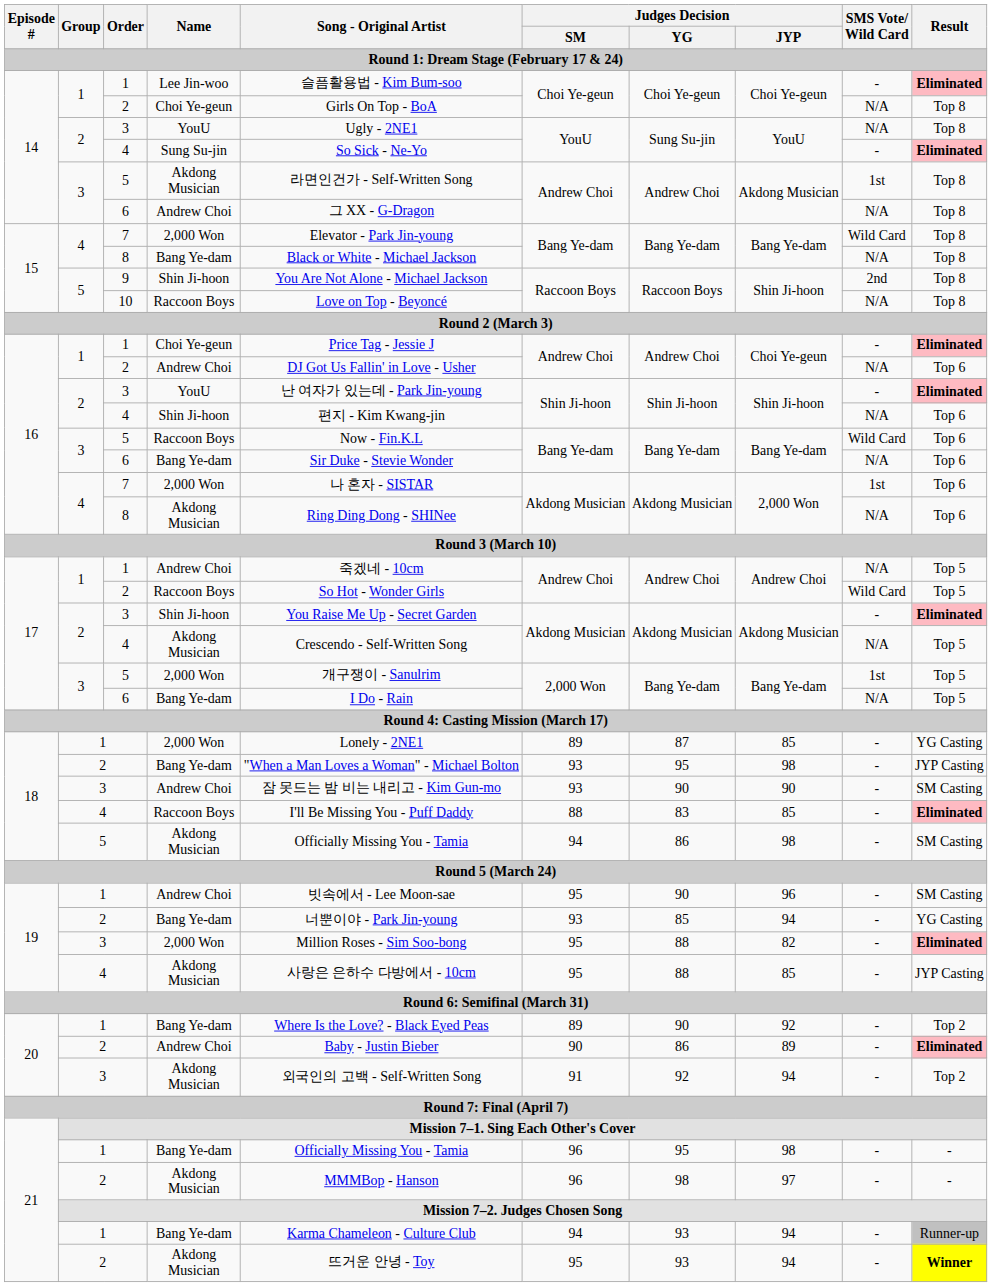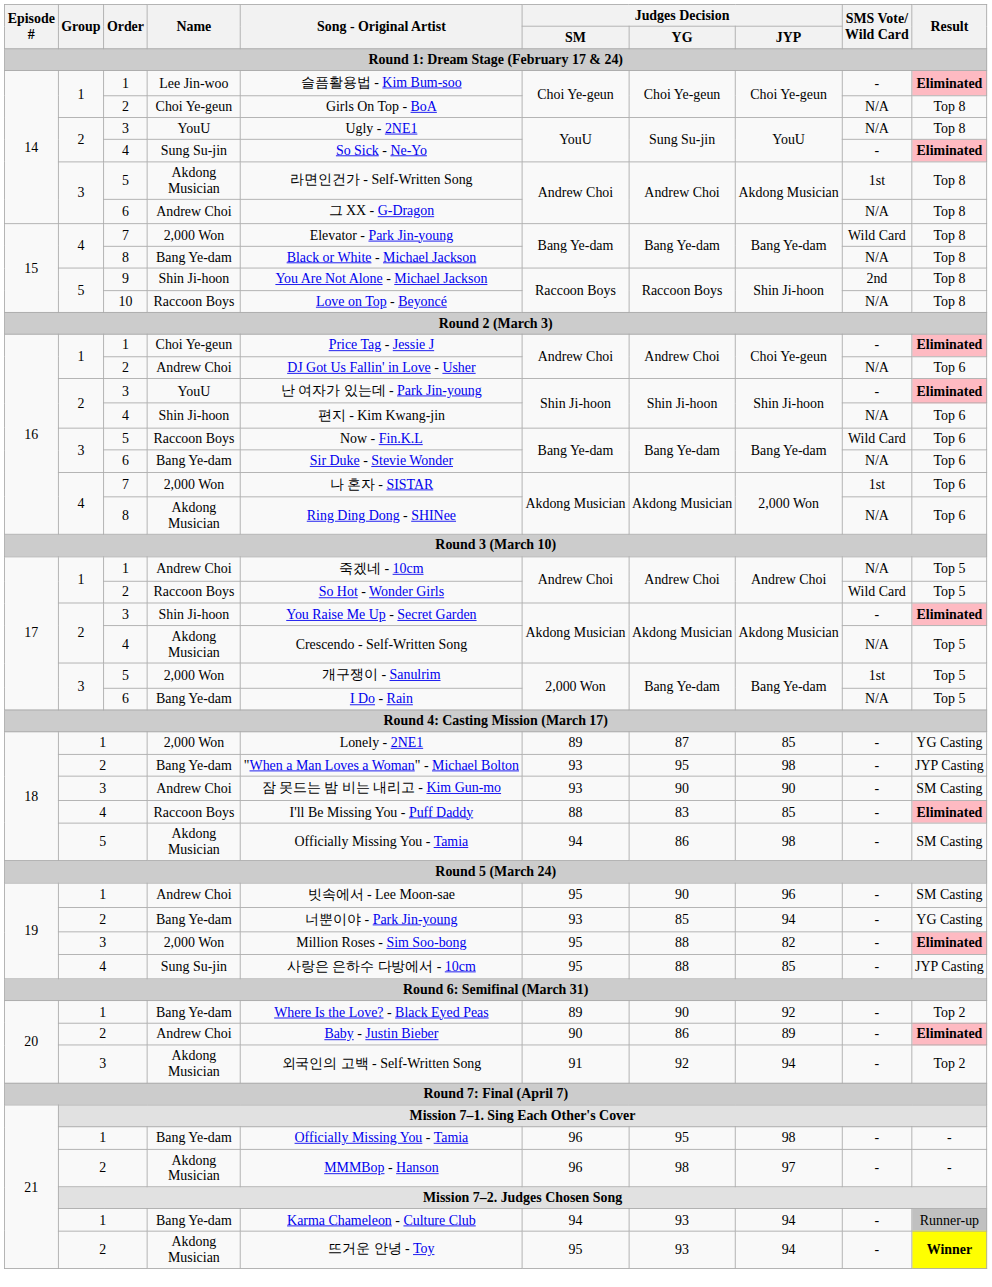(194, 973) Akdong Musician -> (194, 966) Sung Su-jin
